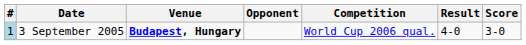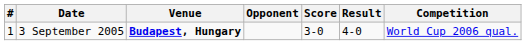columns swapped: (502, 13) <-> (370, 13)
(10, 31) lightblue background -> (10, 31) no background
